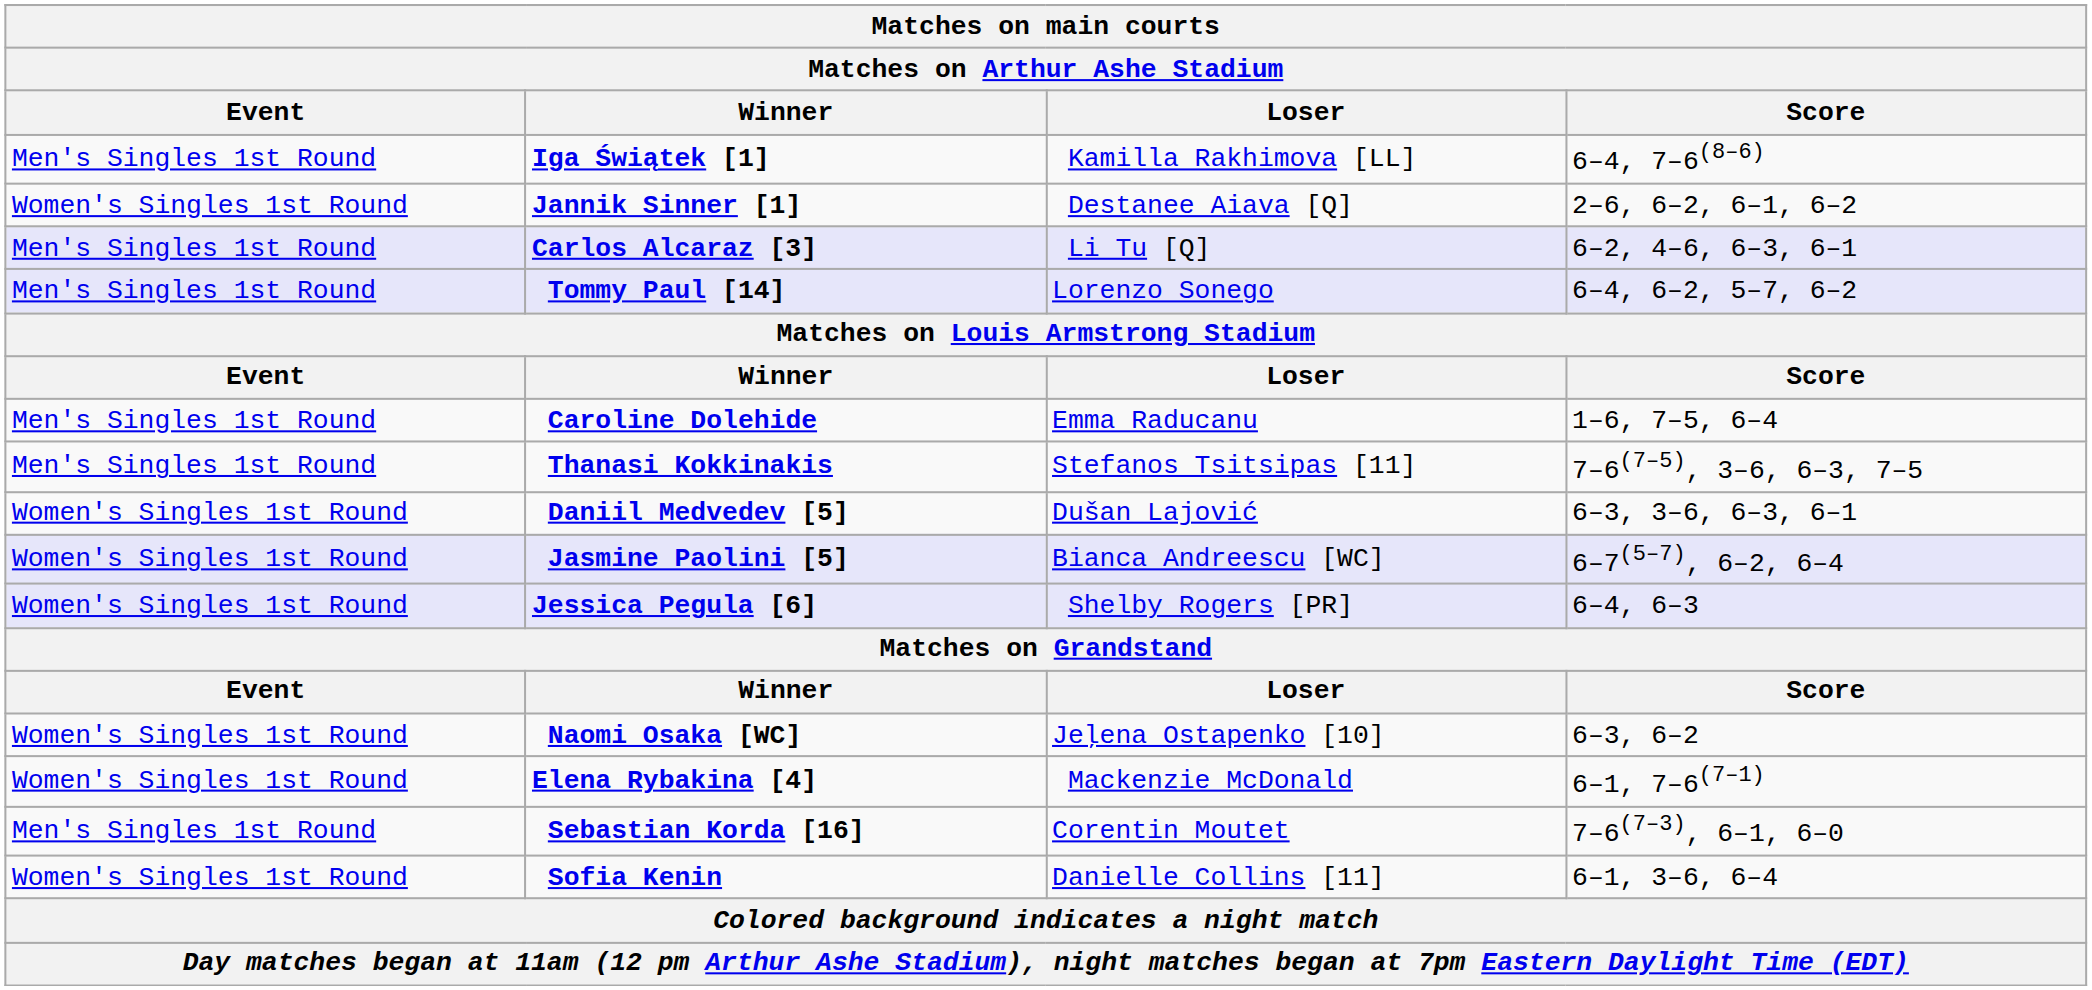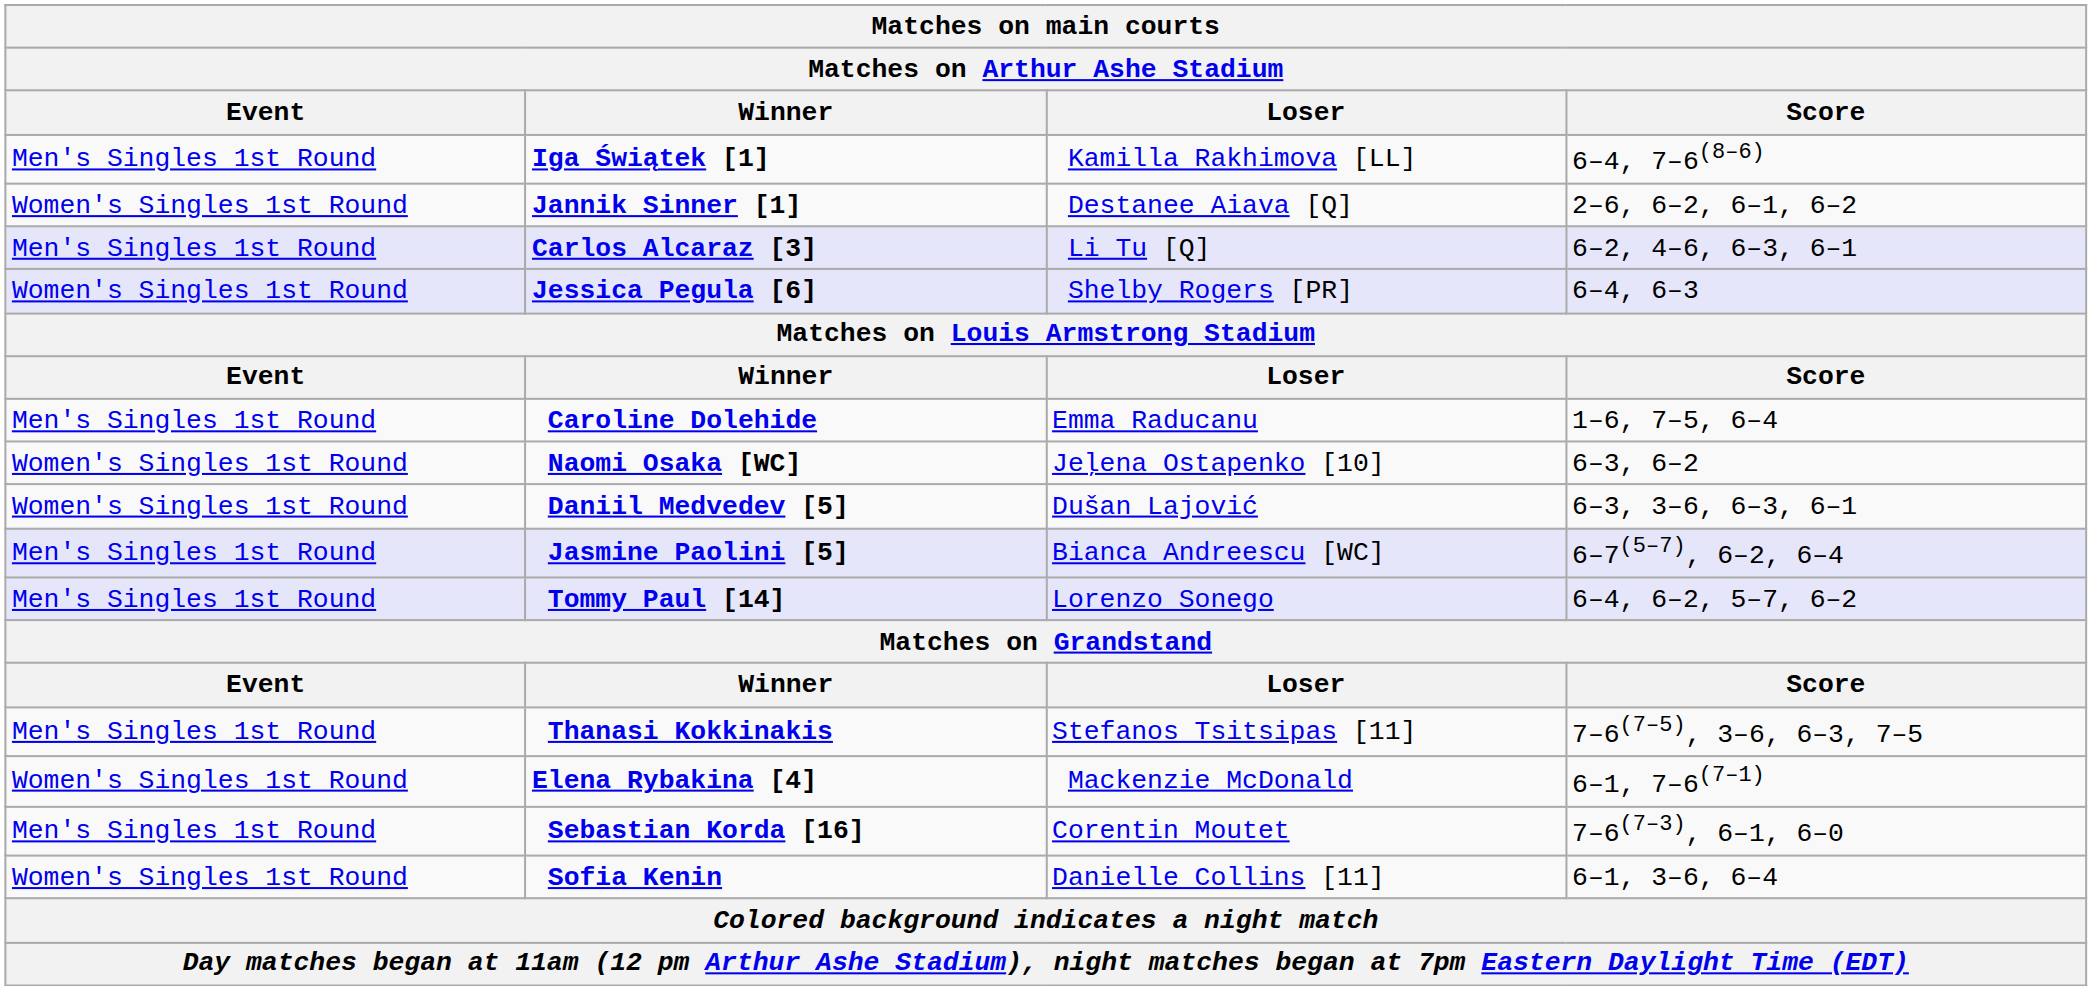rows swapped: (675, 606) <-> (659, 291)
rows swapped: (667, 735) <-> (682, 467)
(210, 560) Women's Singles 1st Round -> (194, 553) Men's Singles 1st Round
